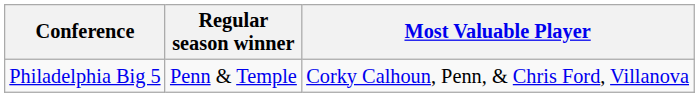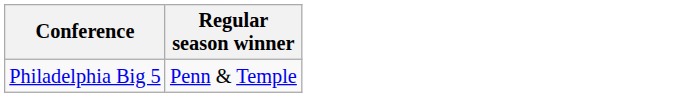- column: (498, 32)
